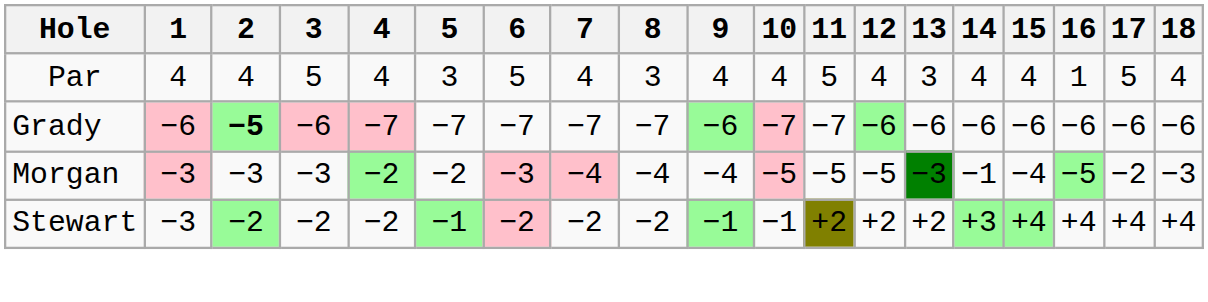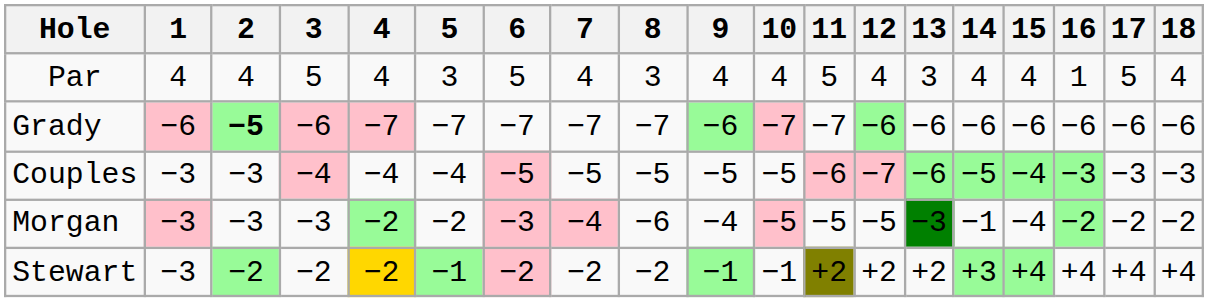+ row: (75, 175)
(653, 175) −4 -> (653, 223) −6
(1079, 175) −5 -> (1079, 223) −2
(1179, 175) −3 -> (1179, 223) −2
(382, 223) no background -> (382, 272) gold background
